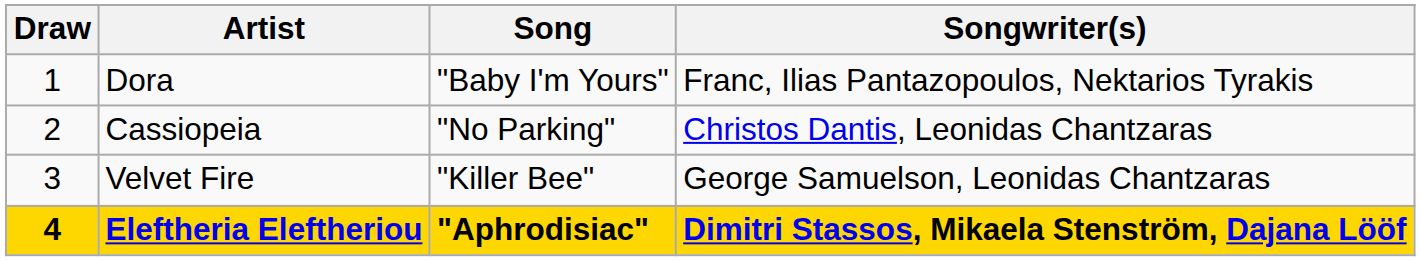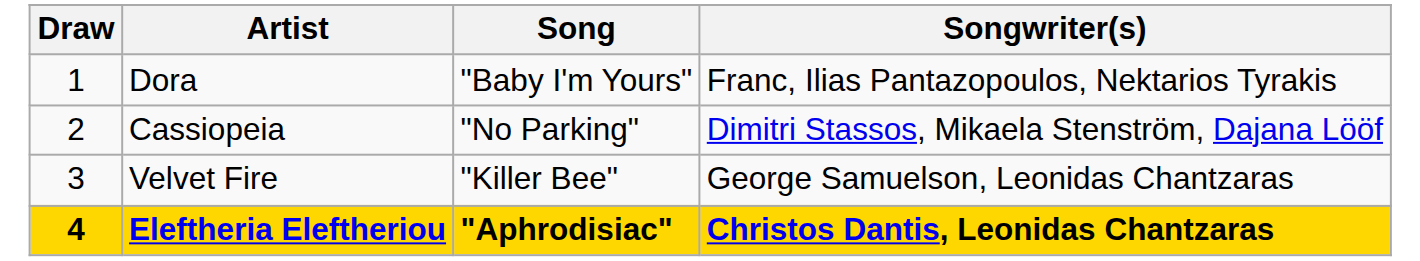(948, 129) Christos Dantis, Leonidas Chantzaras -> (1045, 129) Dimitri Stassos, Mikaela Stenström, Dajana Lööf
(1045, 229) Dimitri Stassos, Mikaela Stenström, Dajana Lööf -> (991, 229) Christos Dantis, Leonidas Chantzaras
